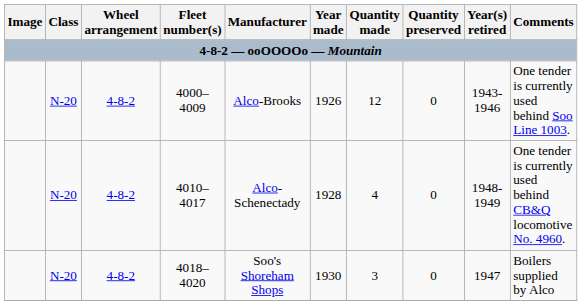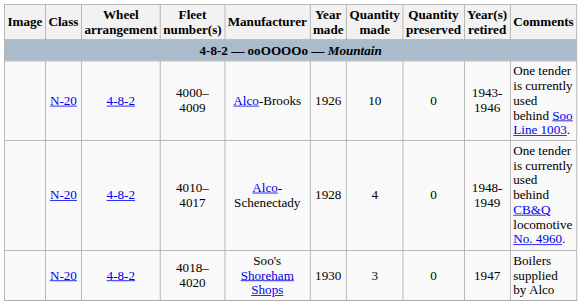(375, 100) 12 -> (375, 100) 10
